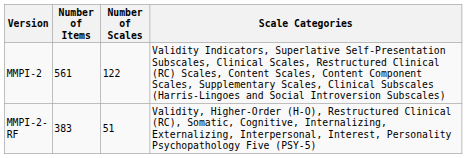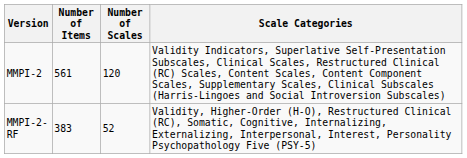(112, 73) 122 -> (112, 73) 120
(109, 128) 51 -> (109, 128) 52
